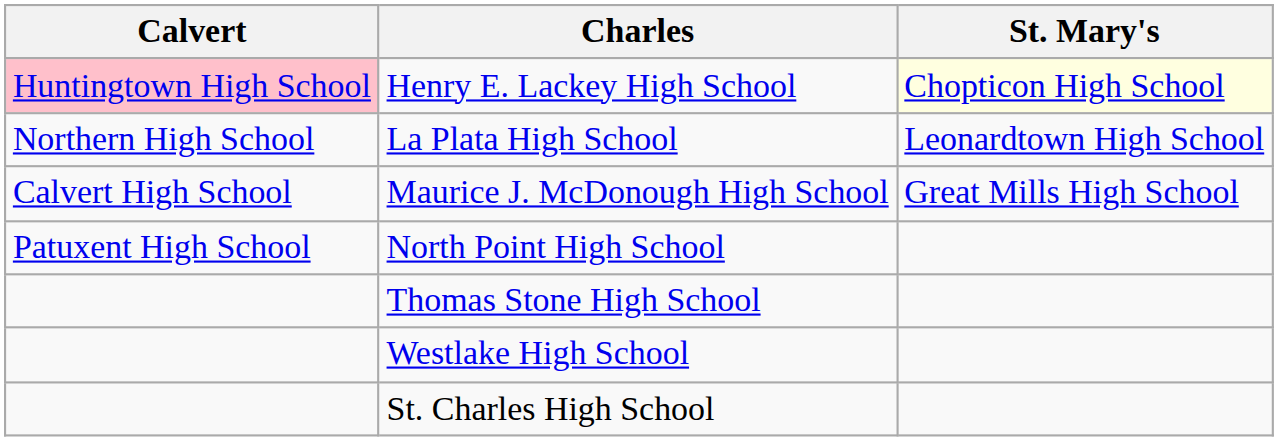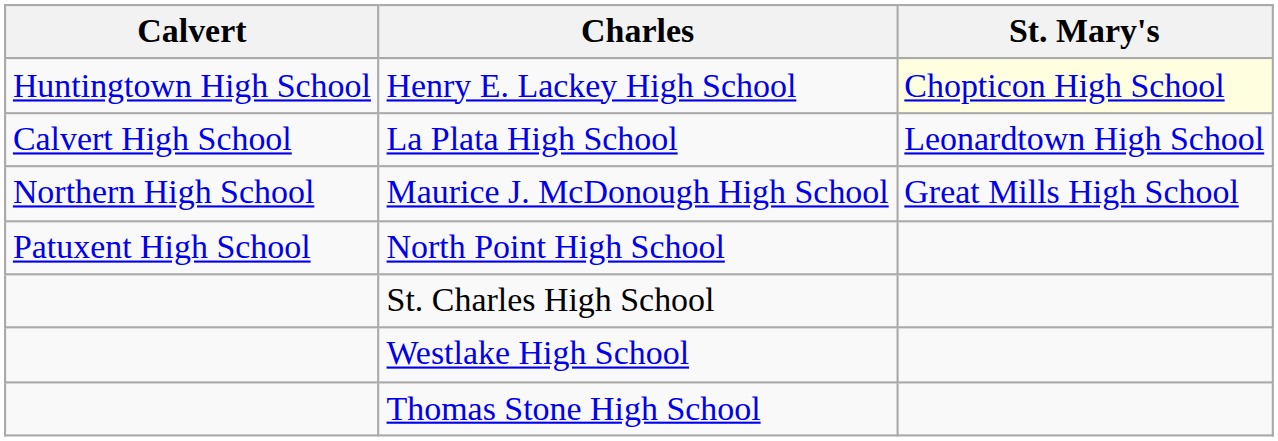(192, 85) pink background -> (192, 85) no background
(164, 138) Northern High School -> (152, 138) Calvert High School
(152, 192) Calvert High School -> (164, 192) Northern High School
rows swapped: (574, 300) <-> (551, 407)
